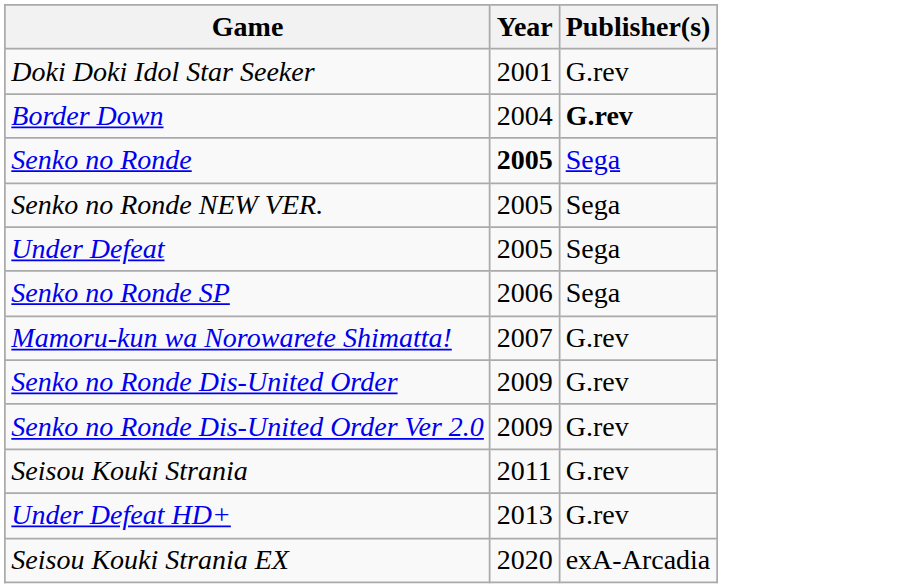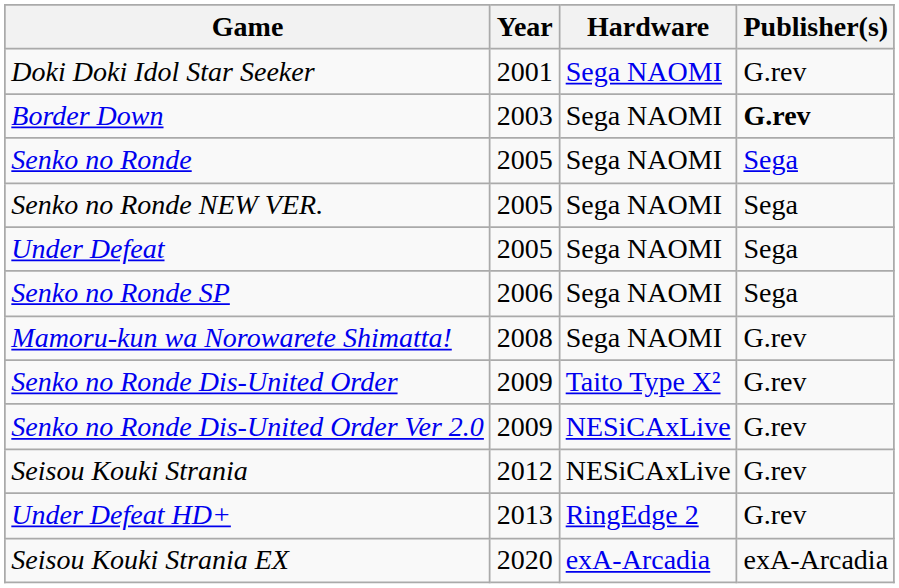+ column: (648, 26)
(525, 115) 2004 -> (525, 115) 2003
(525, 159) bold -> (525, 159) normal
(525, 337) 2007 -> (525, 337) 2008
(524, 470) 2011 -> (525, 470) 2012
